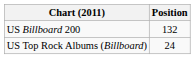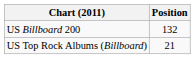(170, 45) 24 -> (170, 45) 21
